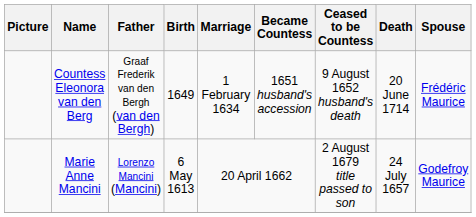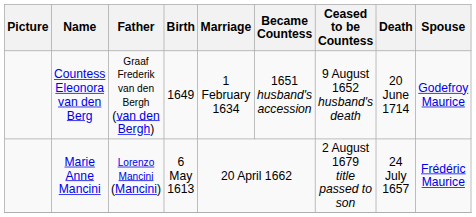(443, 94) Frédéric Maurice -> (443, 94) Godefroy Maurice
(443, 175) Godefroy Maurice -> (443, 175) Frédéric Maurice
